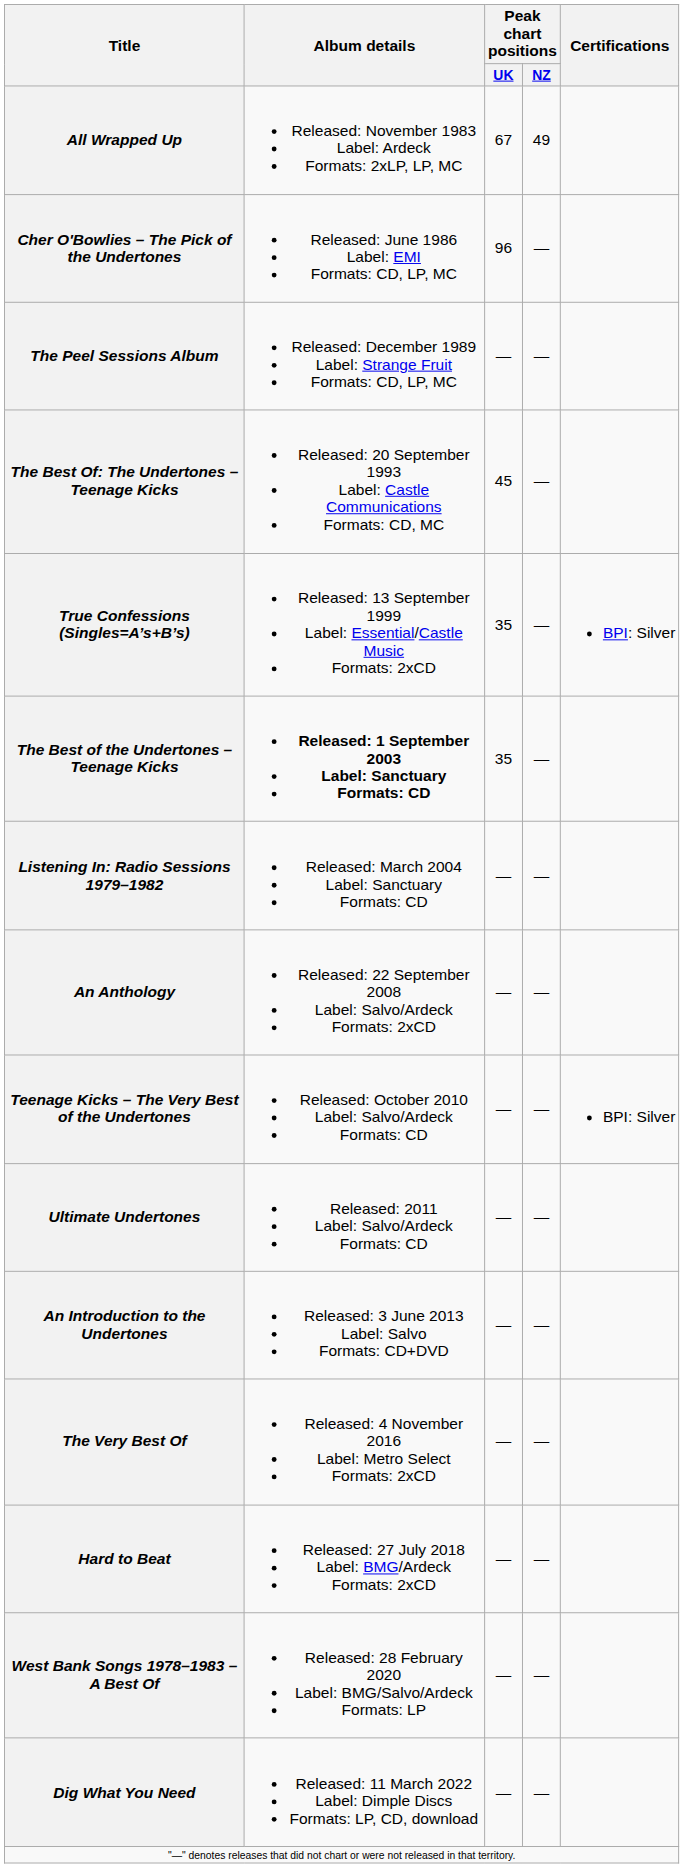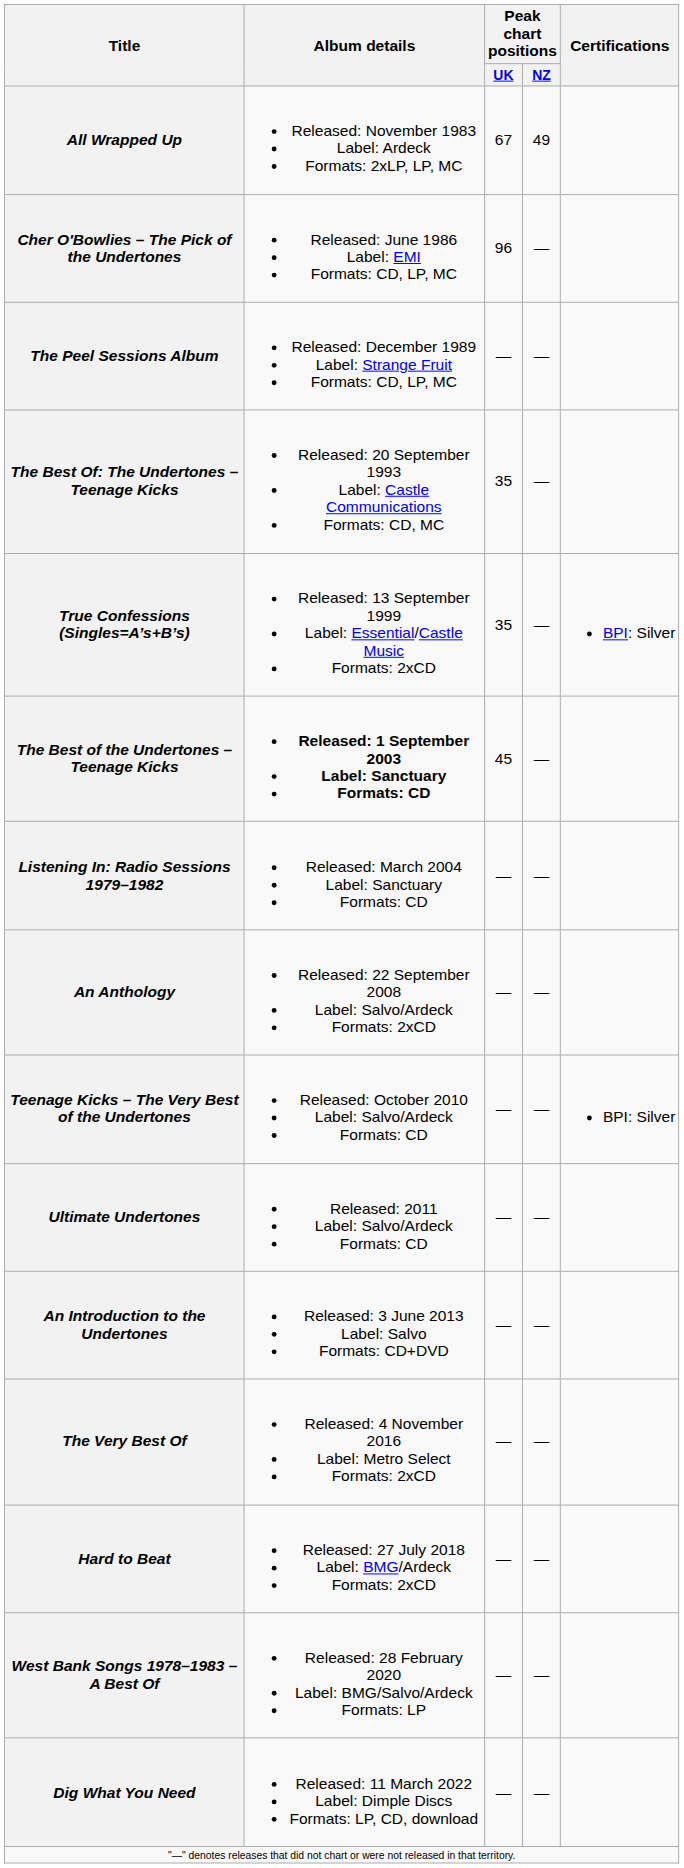(503, 481) 45 -> (503, 481) 35
(503, 758) 35 -> (503, 758) 45
